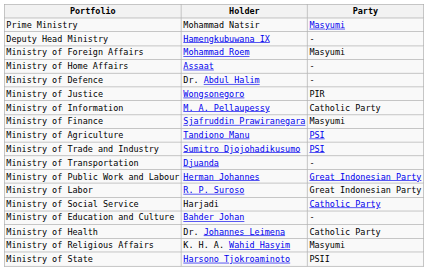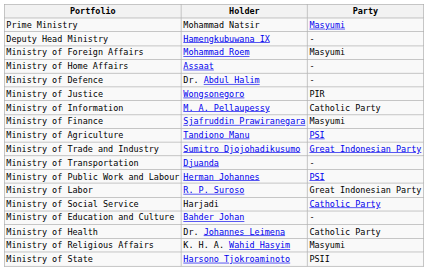(317, 149) PSI -> (365, 149) Great Indonesian Party
(365, 176) Great Indonesian Party -> (317, 176) PSI
